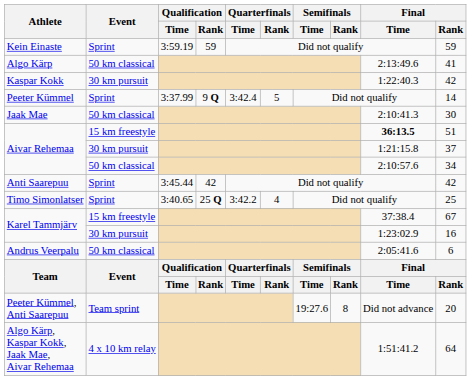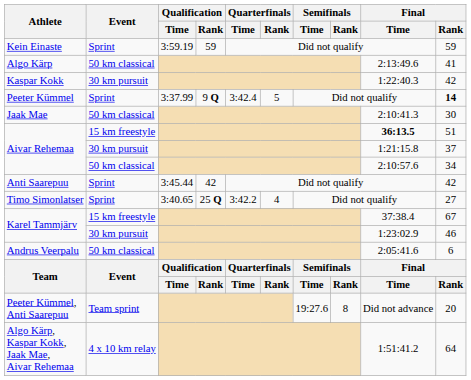(451, 98) normal -> (451, 98) bold
(451, 200) 25 -> (451, 200) 27
(451, 234) 16 -> (451, 234) 46
